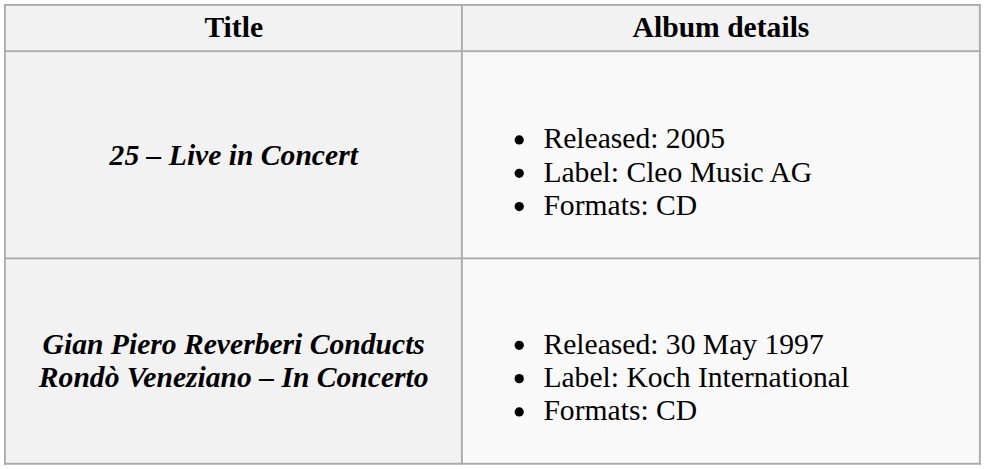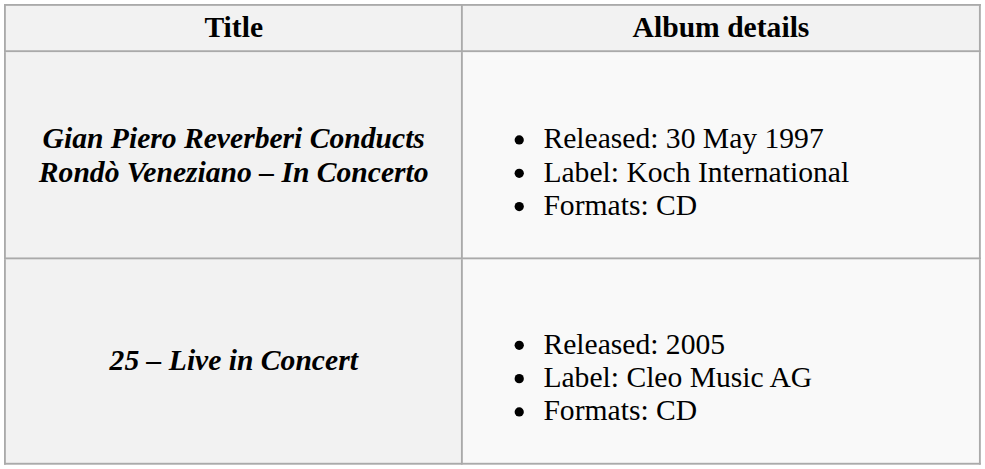rows swapped: (234, 360) <-> (234, 154)
